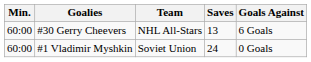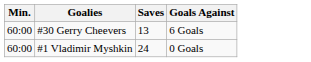- column: (170, 13)
